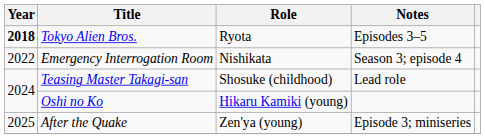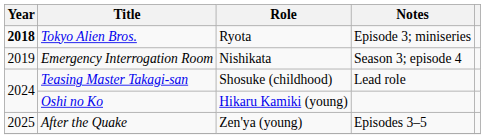(390, 36) Episodes 3–5 -> (413, 36) Episode 3; miniseries
(21, 58) 2022 -> (21, 58) 2019
(413, 123) Episode 3; miniseries -> (390, 123) Episodes 3–5
